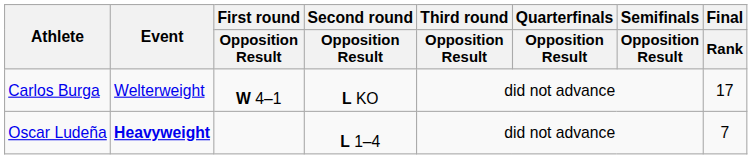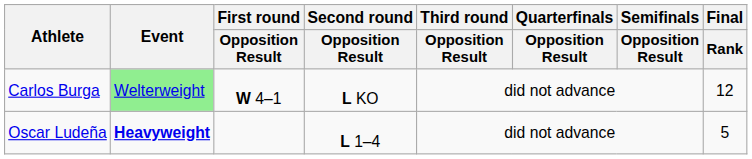(159, 91) no background -> (159, 91) lightgreen background
(725, 91) 17 -> (725, 91) 12
(725, 133) 7 -> (725, 133) 5
